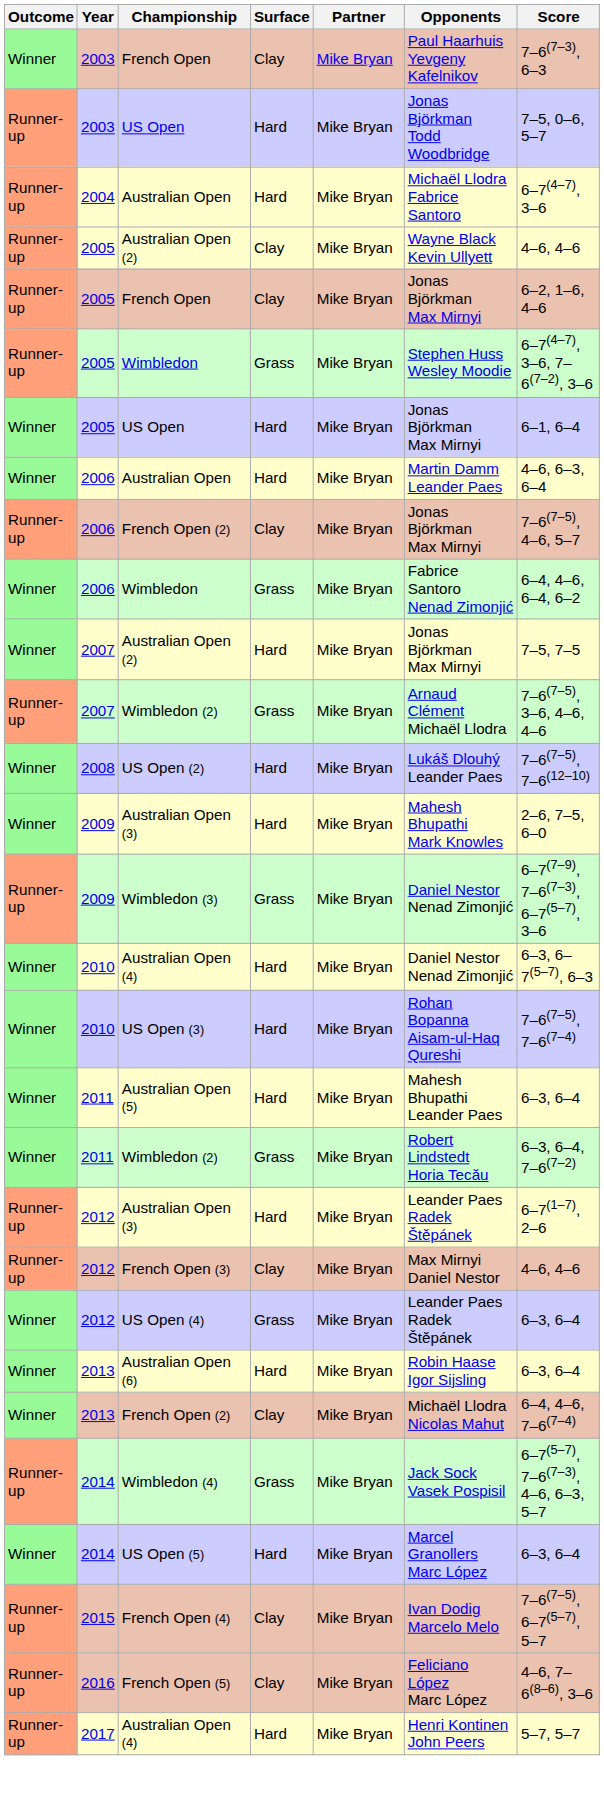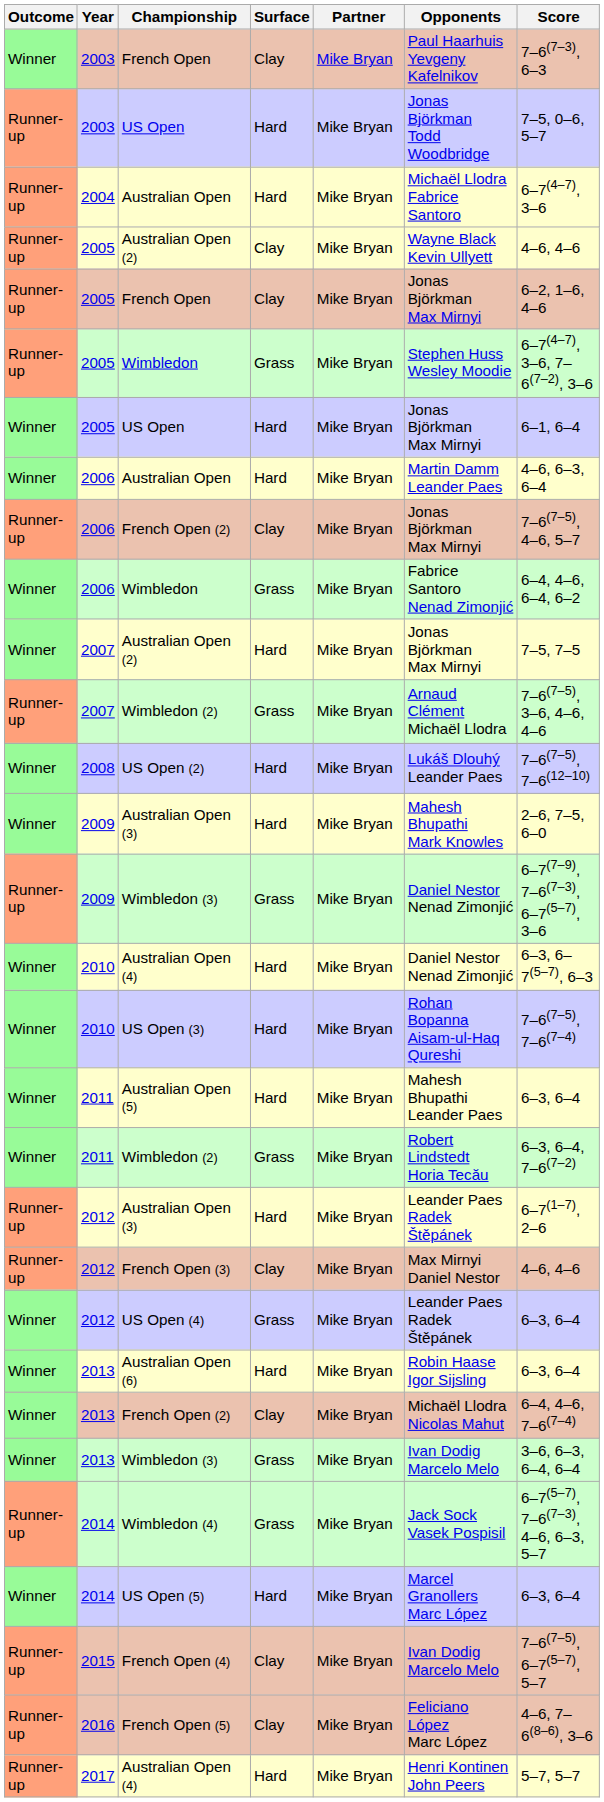+ row: (98, 1459)
